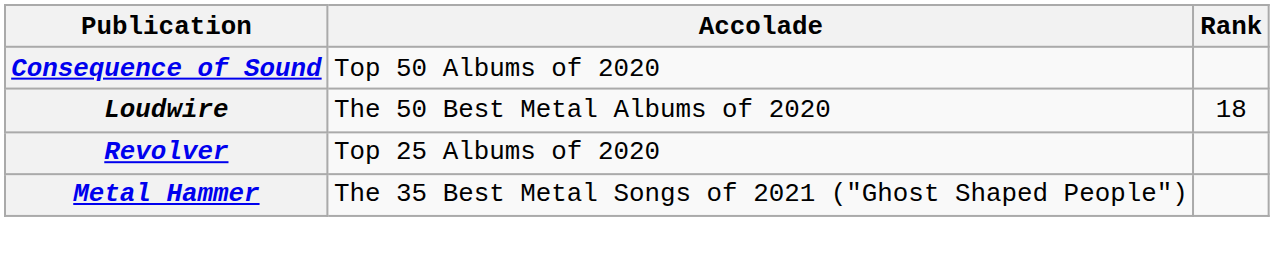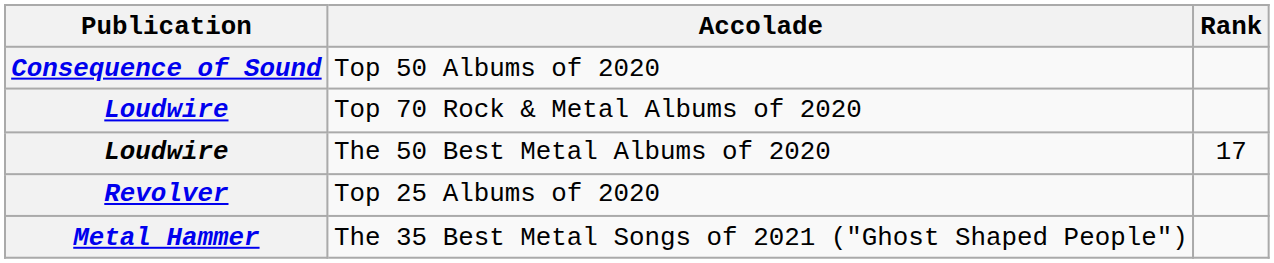+ row: (598, 110)
(1231, 110) 18 -> (1231, 153) 17
